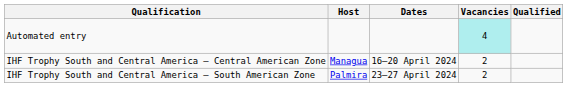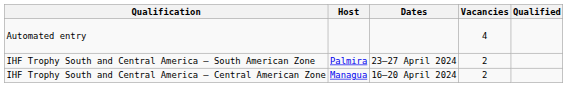(485, 36) paleturquoise background -> (485, 36) no background
rows swapped: (166, 61) <-> (161, 75)
